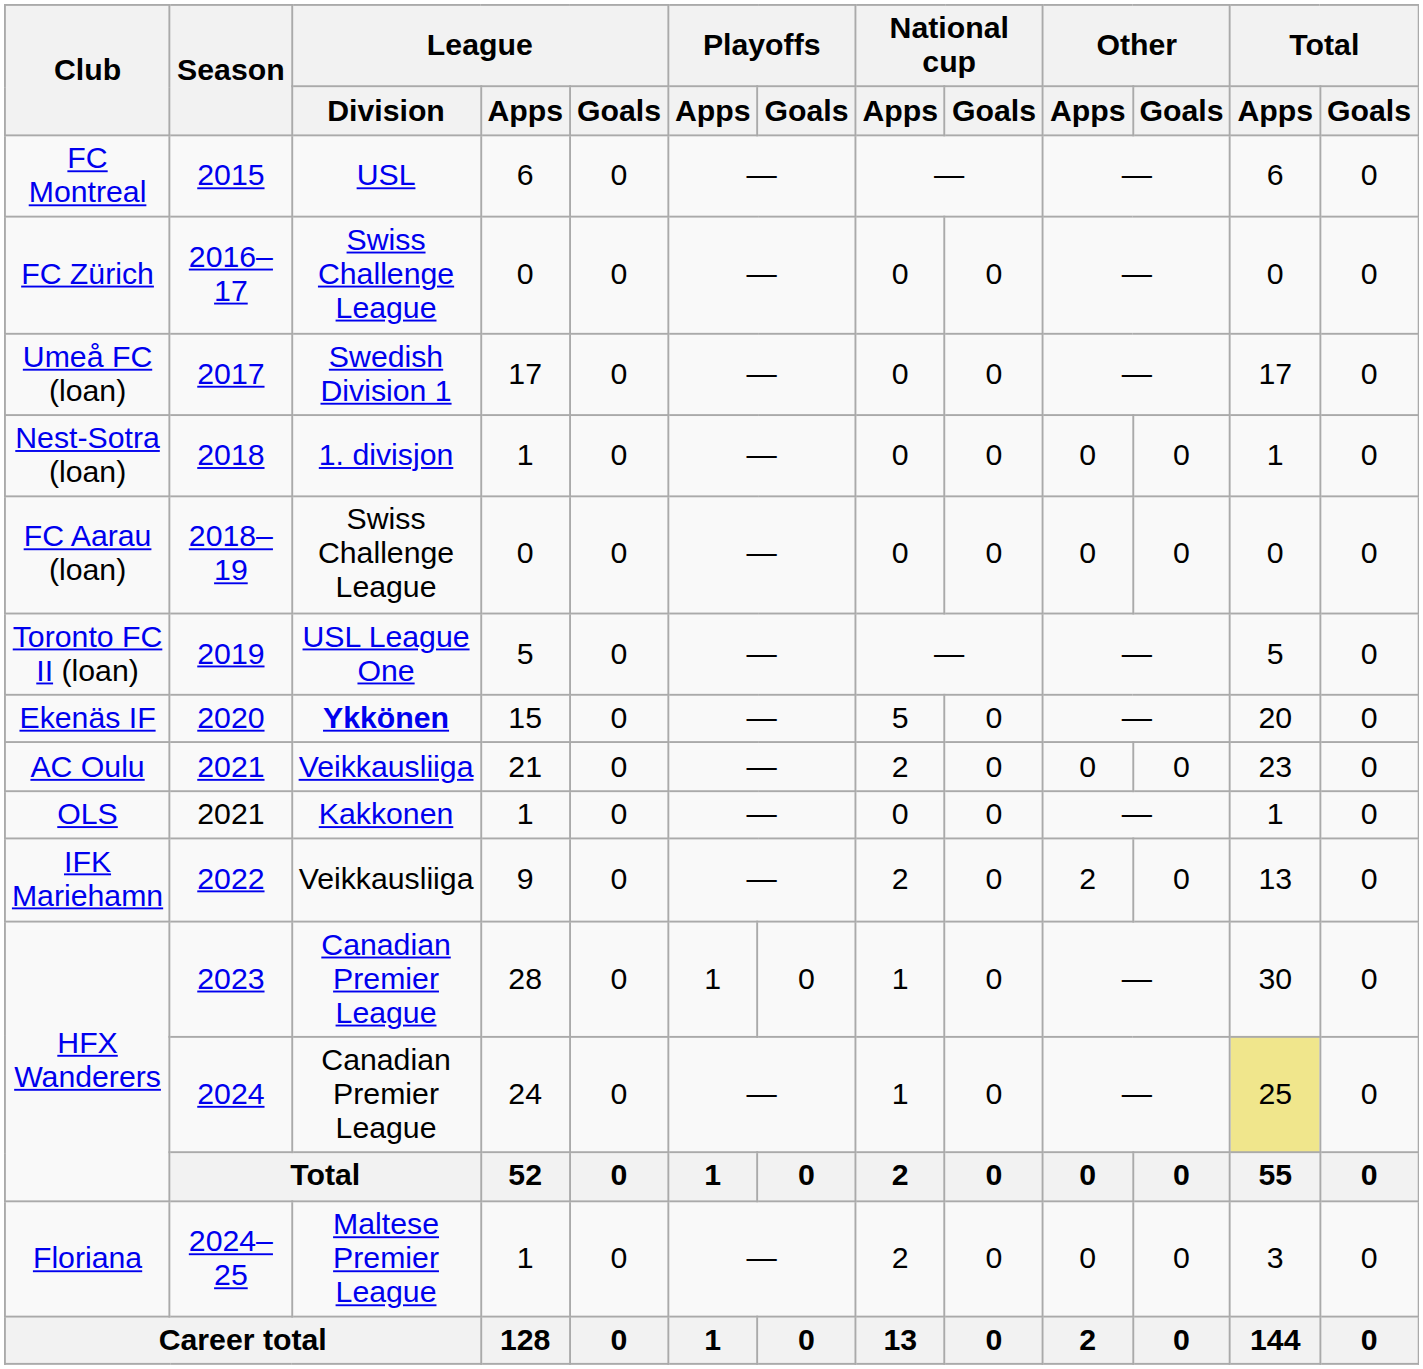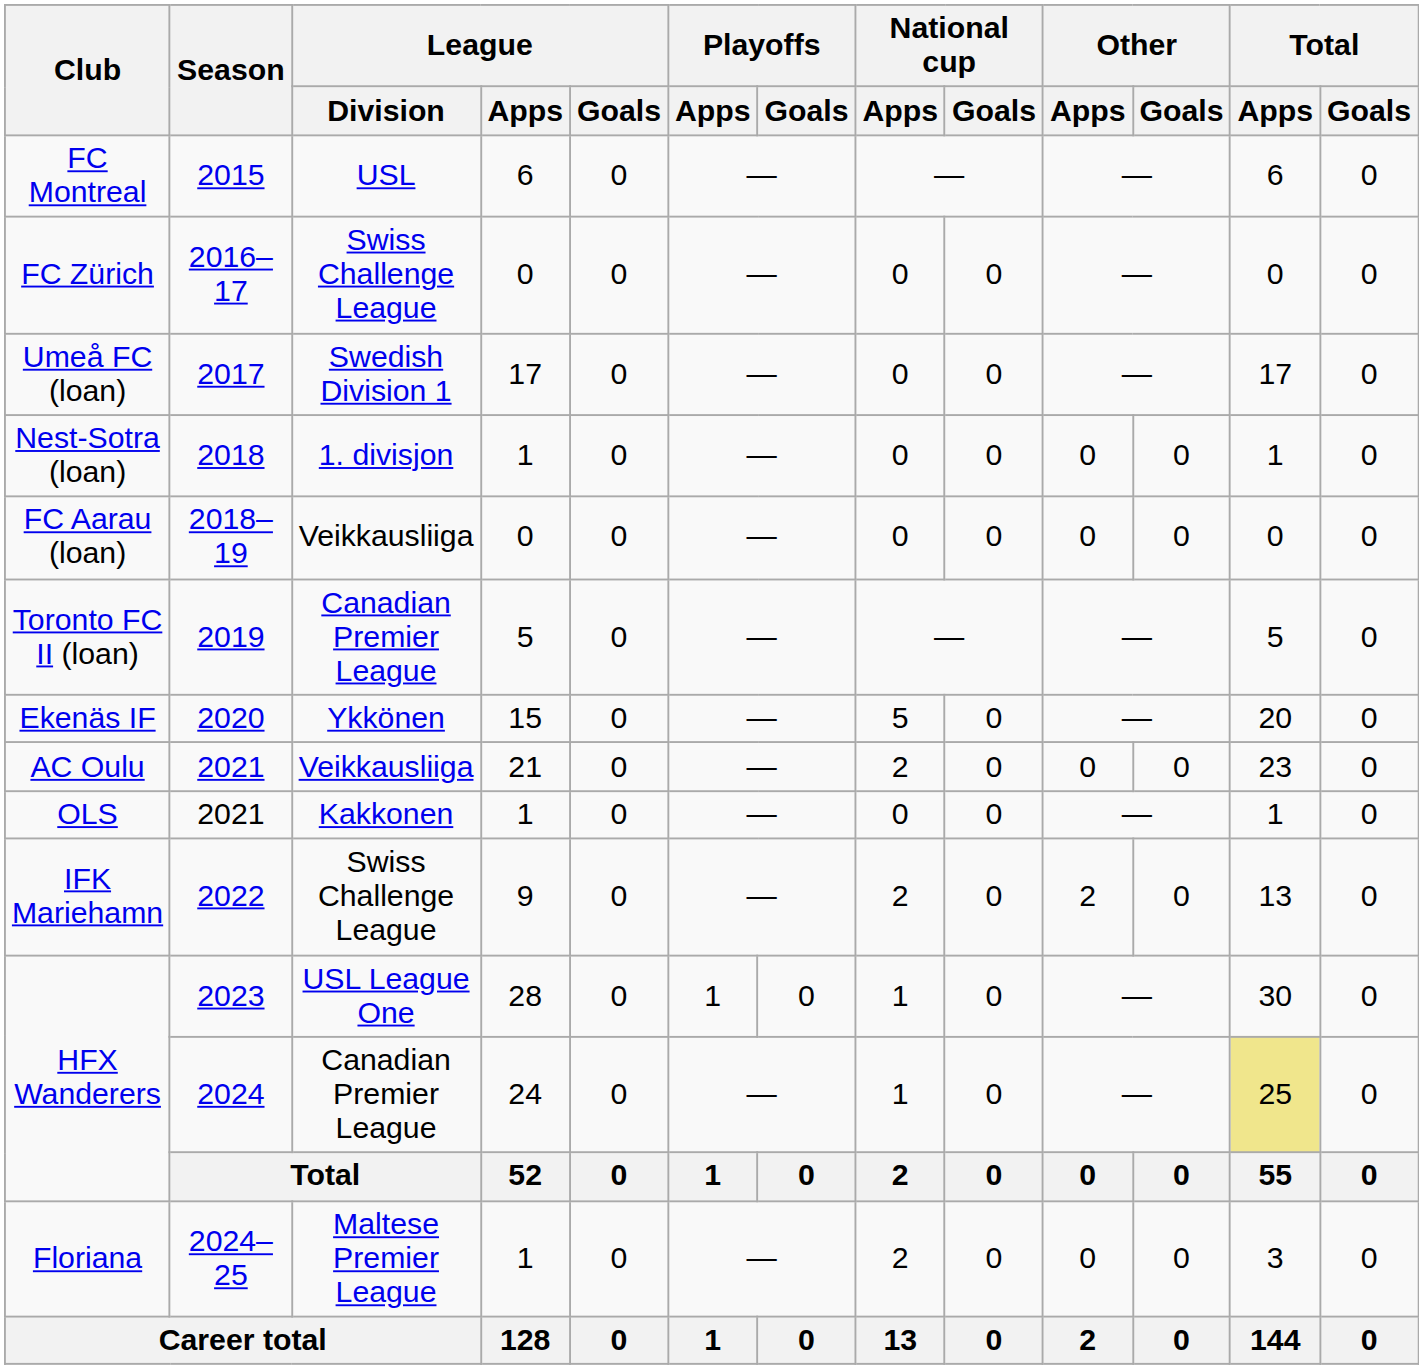(386, 554) Swiss Challenge League -> (386, 537) Veikkausliiga
(386, 653) USL League One -> (386, 636) Canadian Premier League
(386, 718) bold -> (386, 718) normal
(386, 879) Veikkausliiga -> (386, 896) Swiss Challenge League
(386, 978) Canadian Premier League -> (386, 995) USL League One
